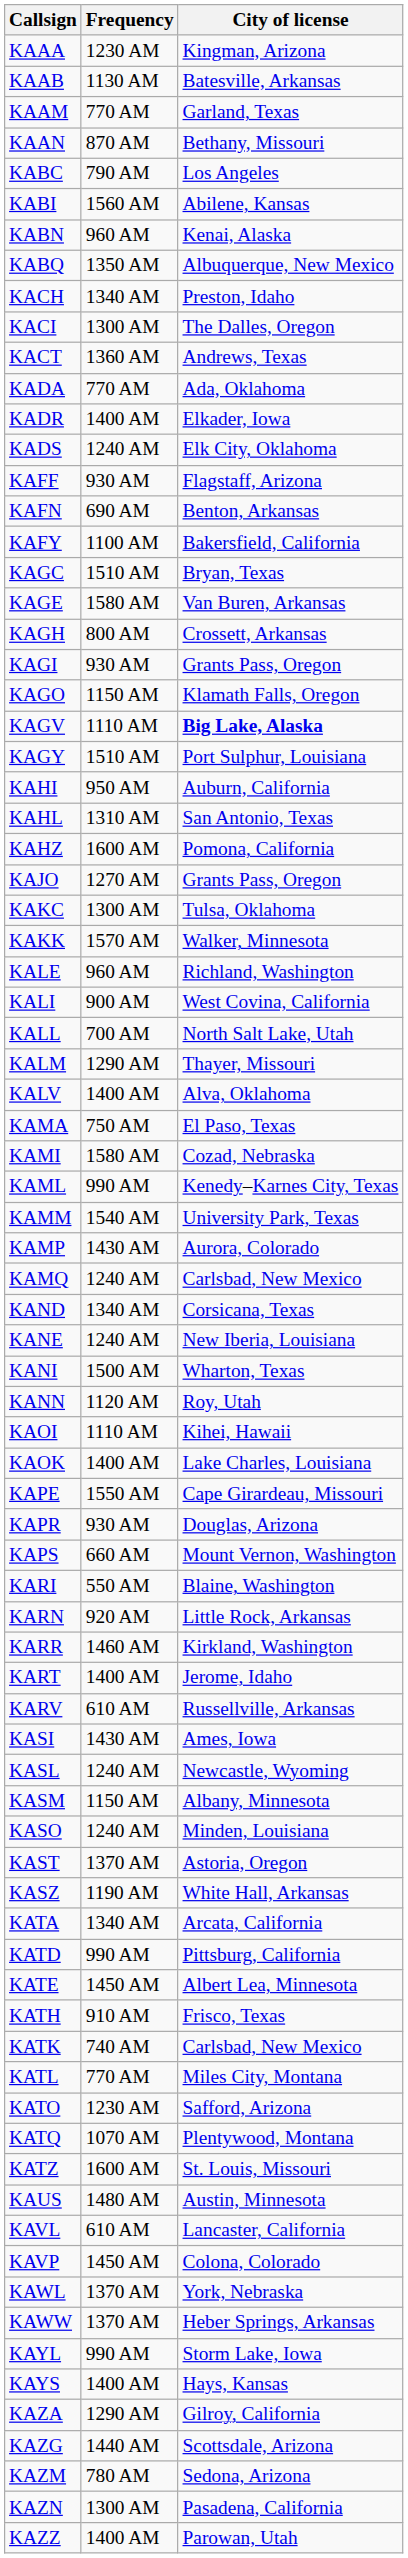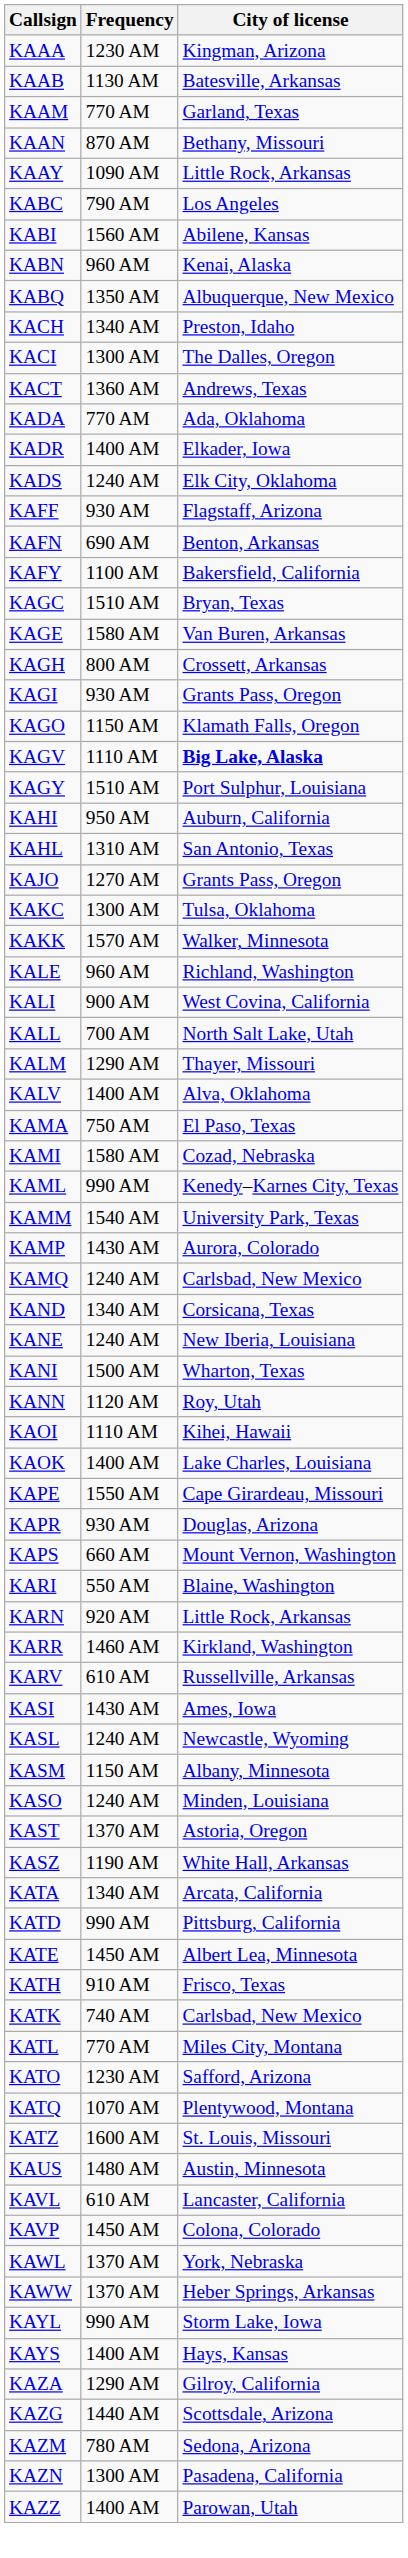+ row: (36, 173)
- row: (36, 848)
- row: (35, 1677)
